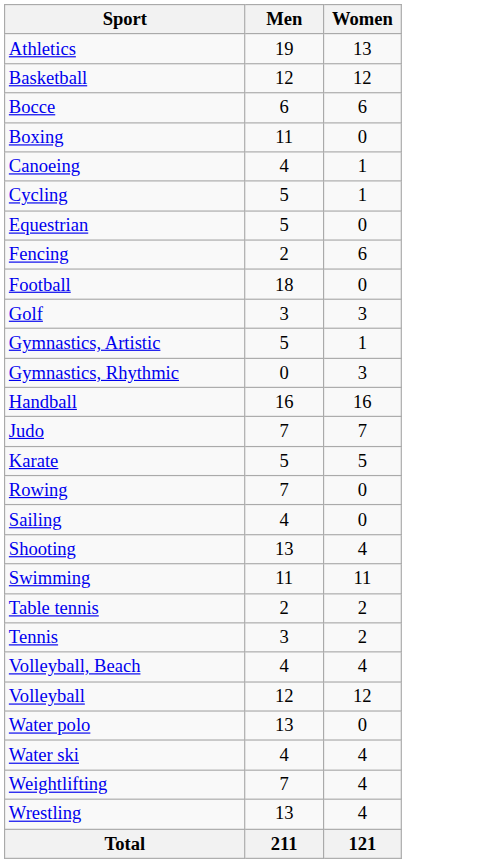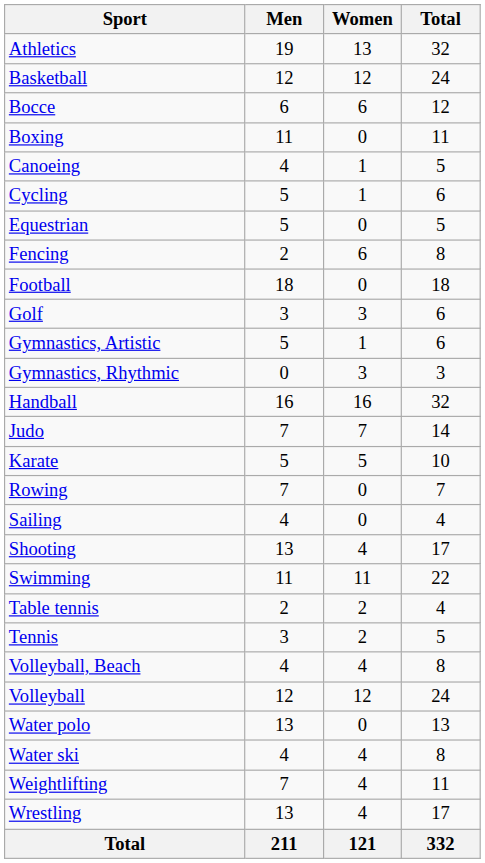+ column: (441, 19)
